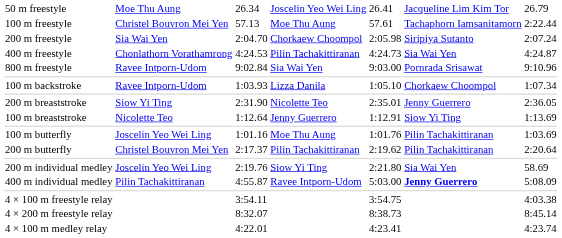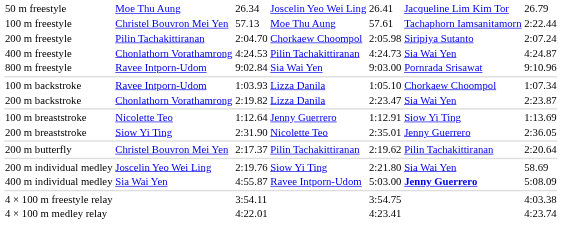(141, 38) Sia Wai Yen -> (160, 38) Pilin Tachakittiranan
+ row: (43, 100)
rows swapped: (46, 117) <-> (46, 103)
- row: (38, 135)
(160, 182) Pilin Tachakittiranan -> (141, 182) Sia Wai Yen
- row: (59, 214)
